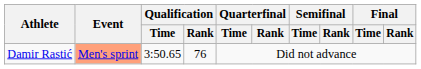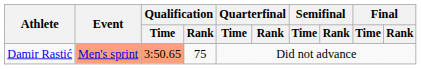(162, 54) no background -> (162, 54) lightsalmon background
(200, 54) 76 -> (200, 54) 75
